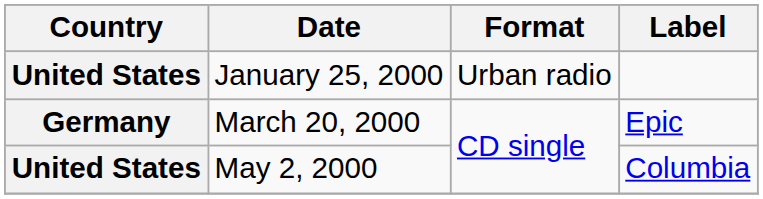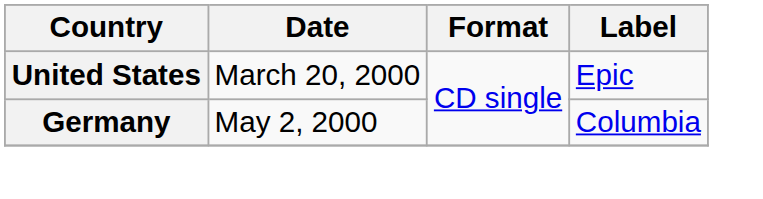- row: (329, 74)
(106, 121) Germany -> (106, 74) United States
(106, 168) United States -> (106, 121) Germany
